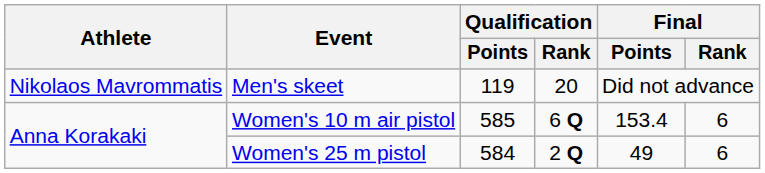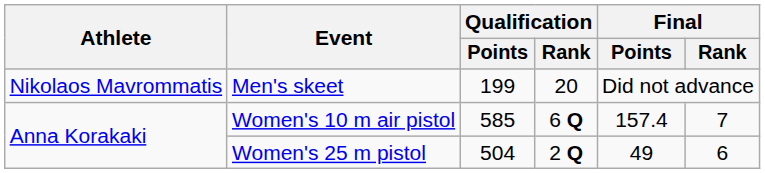(498, 86) 119 -> (498, 86) 199
(641, 120) 153.4 -> (641, 120) 157.4
(722, 120) 6 -> (722, 120) 7
(498, 153) 584 -> (498, 153) 504
